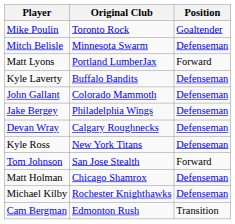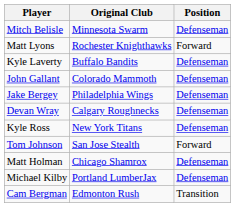- row: (33, 29)
(114, 62) Portland LumberJax -> (122, 45) Rochester Knighthawks
(122, 194) Rochester Knighthawks -> (114, 177) Portland LumberJax
